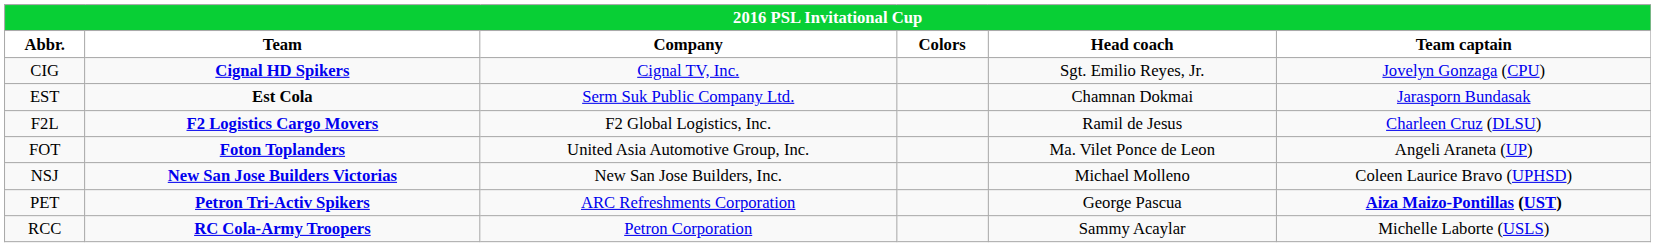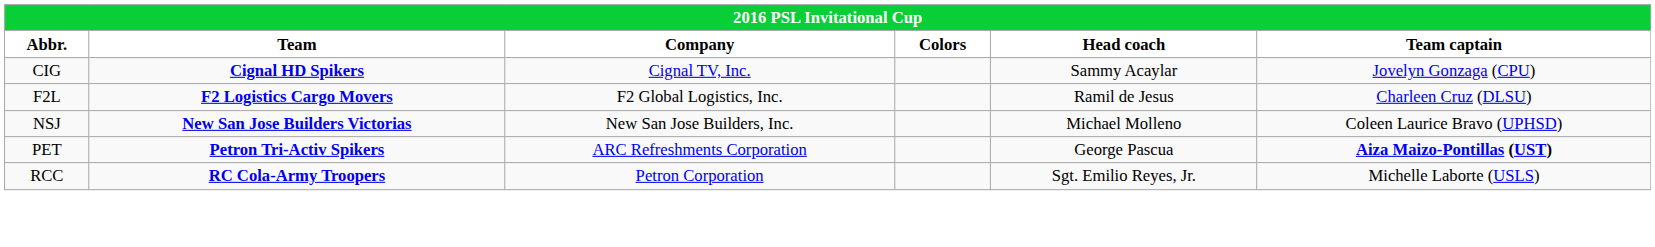(1132, 70) Sgt. Emilio Reyes, Jr. -> (1124, 70) Sammy Acaylar
- row: (45, 96)
- row: (45, 149)
(1132, 228) Sammy Acaylar -> (1124, 176) Sgt. Emilio Reyes, Jr.
